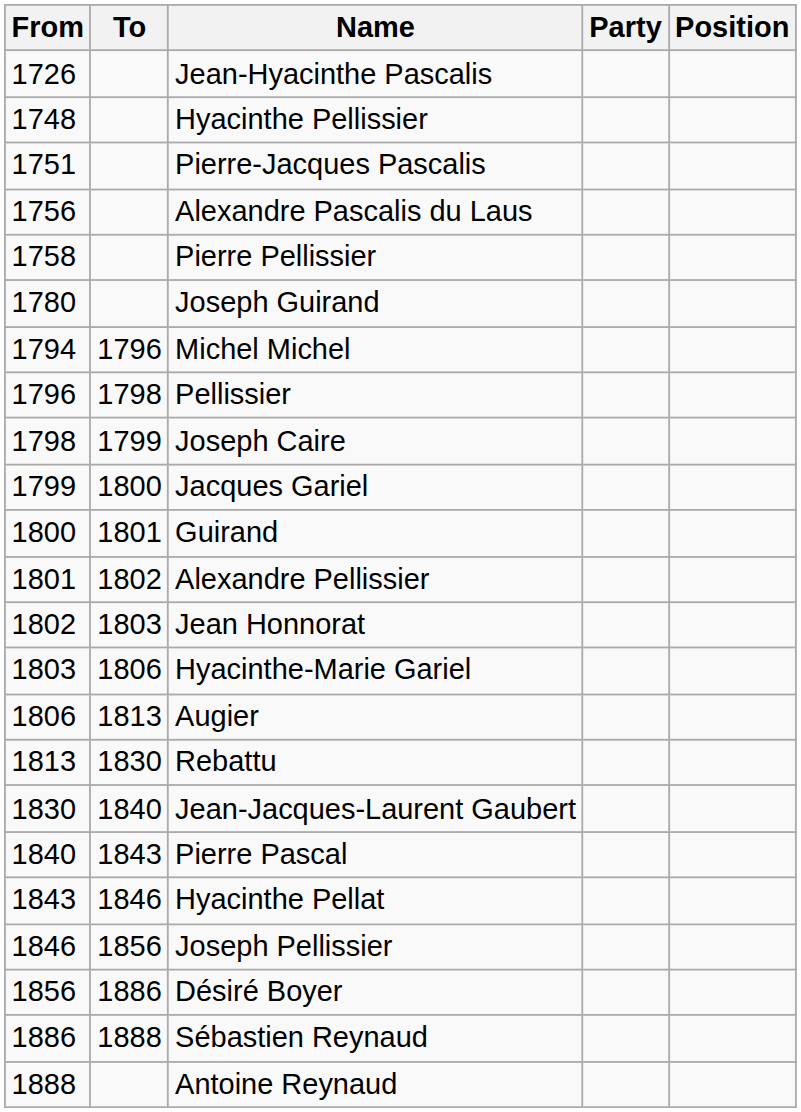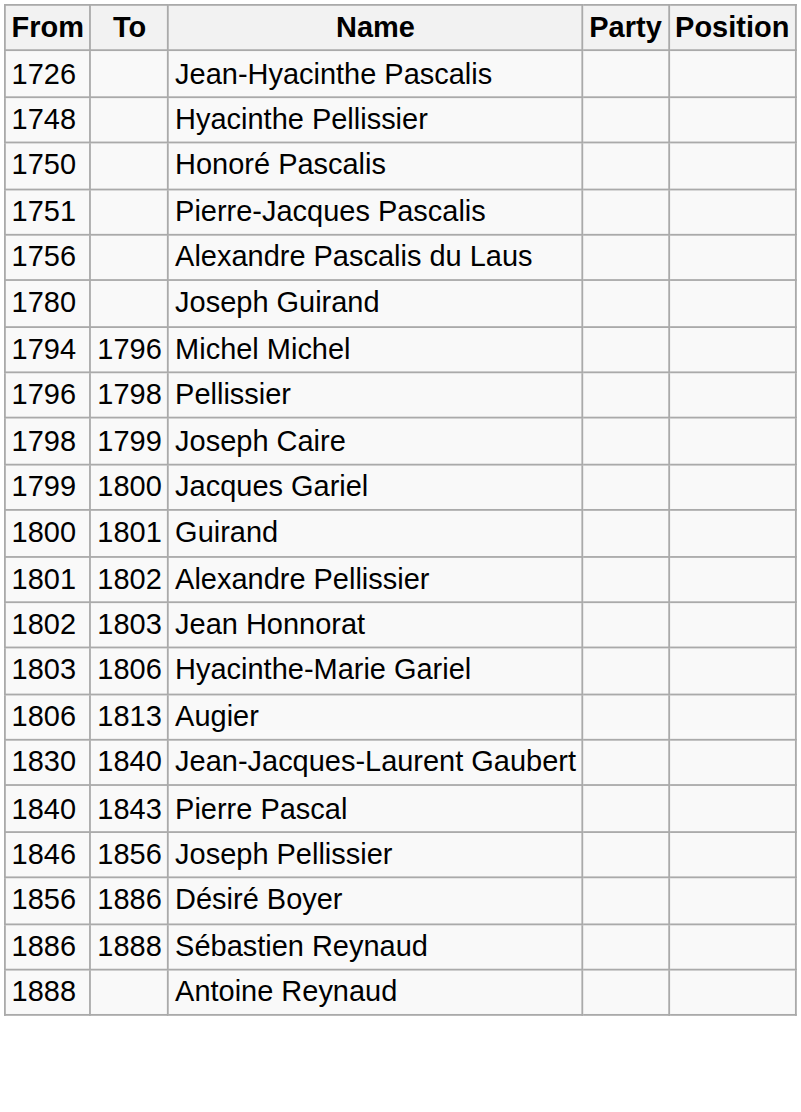+ row: (281, 165)
- row: (276, 257)
- row: (226, 762)
- row: (280, 900)
